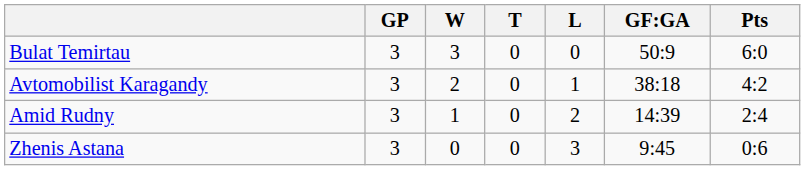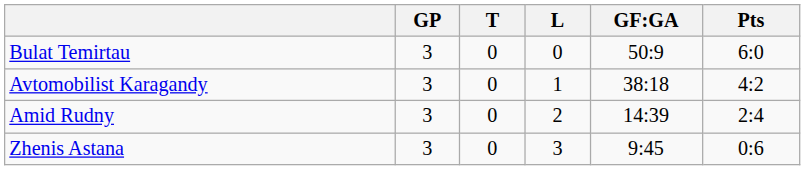- column: (455, 20)
